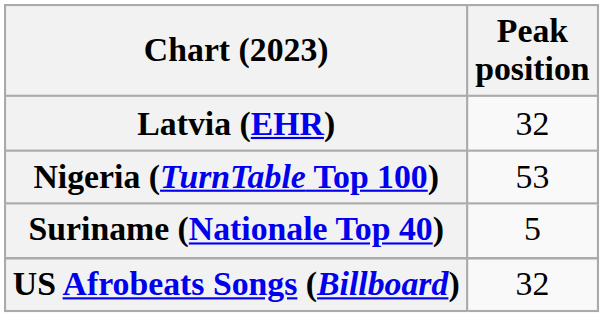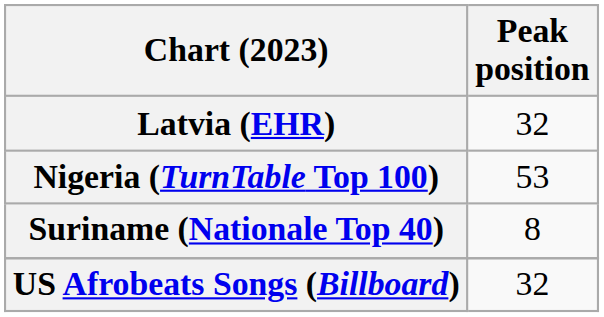(532, 229) 5 -> (532, 229) 8
